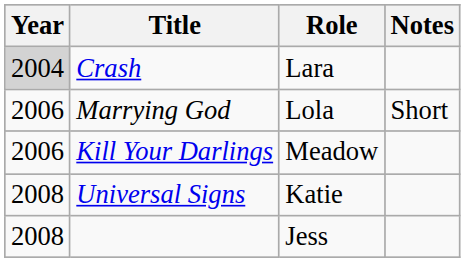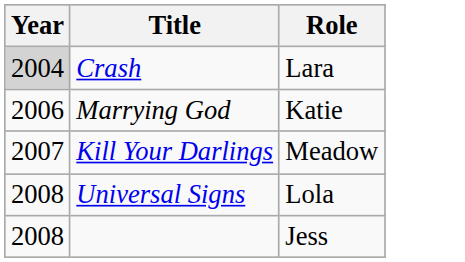- column: (422, 25)
(310, 109) Lola -> (314, 109) Katie
(38, 151) 2006 -> (38, 151) 2007
(314, 194) Katie -> (310, 194) Lola
